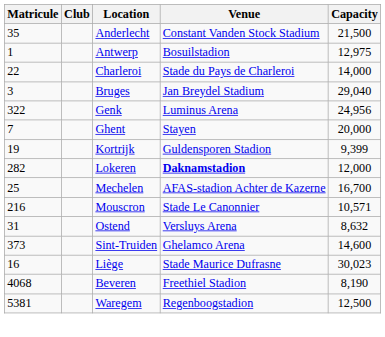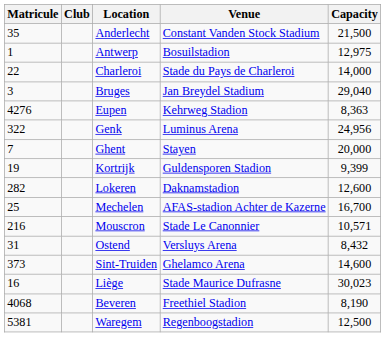+ row: (111, 110)
(204, 168) bold -> (201, 187) normal
(355, 168) 12,000 -> (355, 187) 12,600
(355, 226) 8,632 -> (355, 245) 8,432
